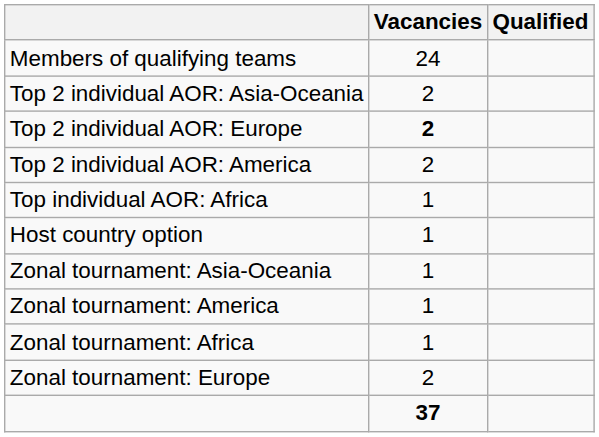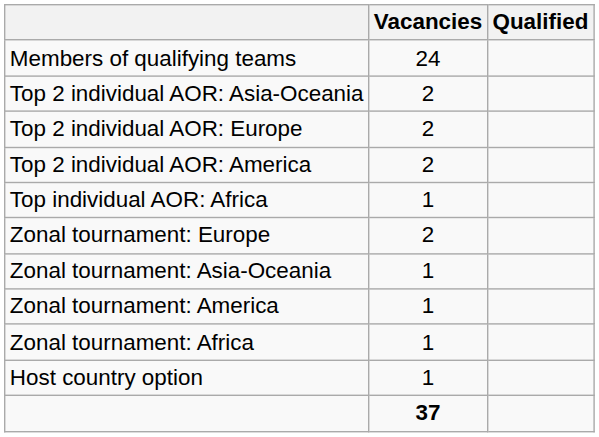(428, 128) bold -> (428, 128) normal
rows swapped: (140, 377) <-> (106, 235)
